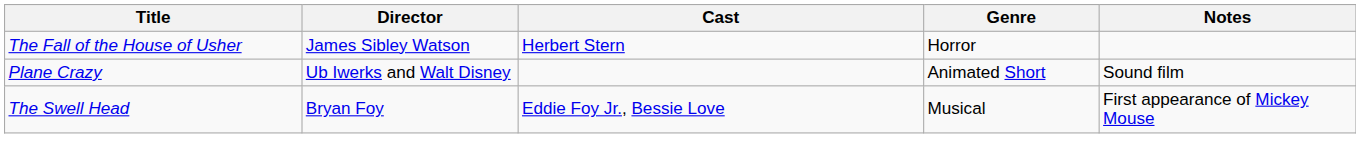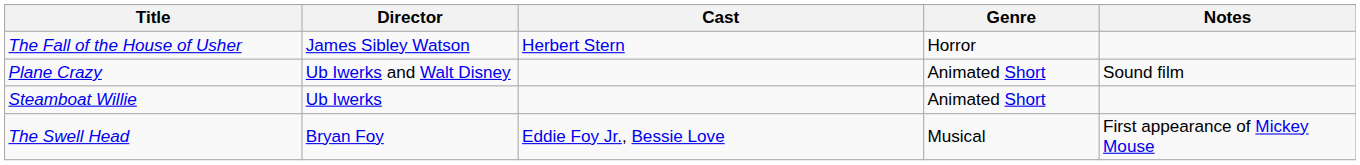+ row: (73, 99)
